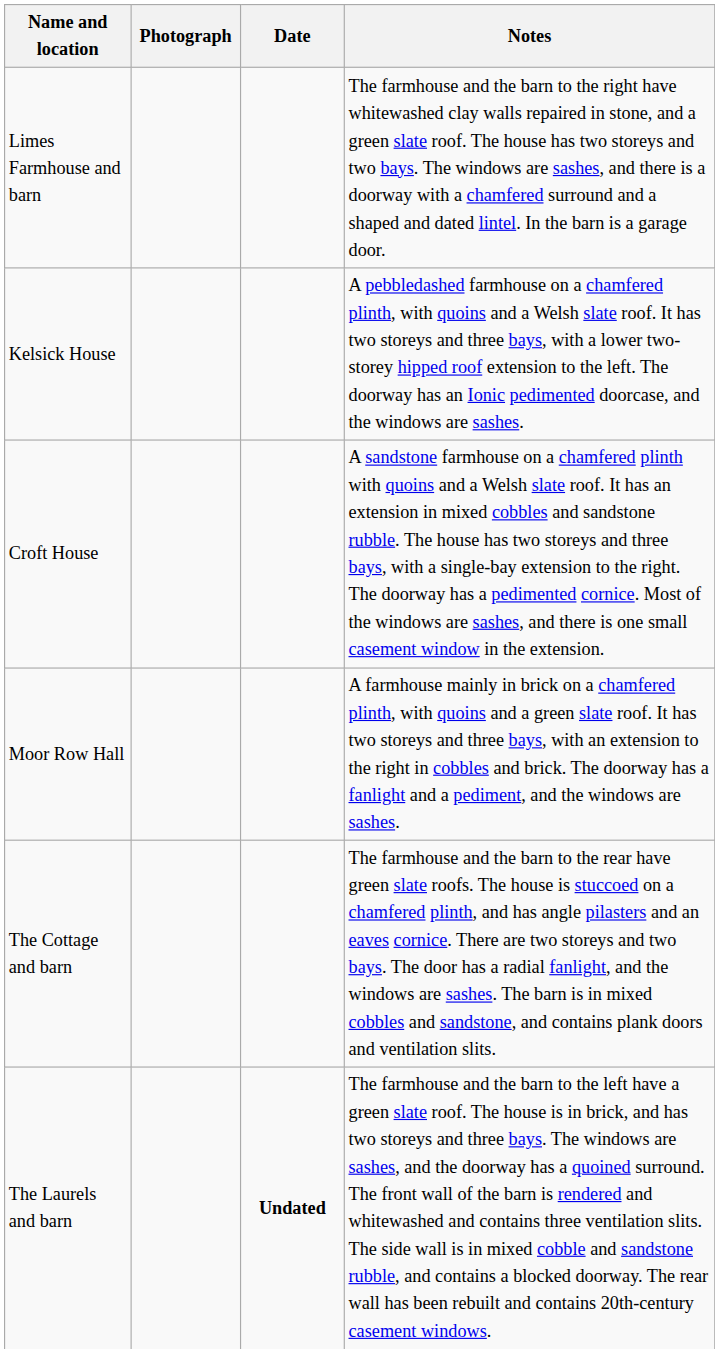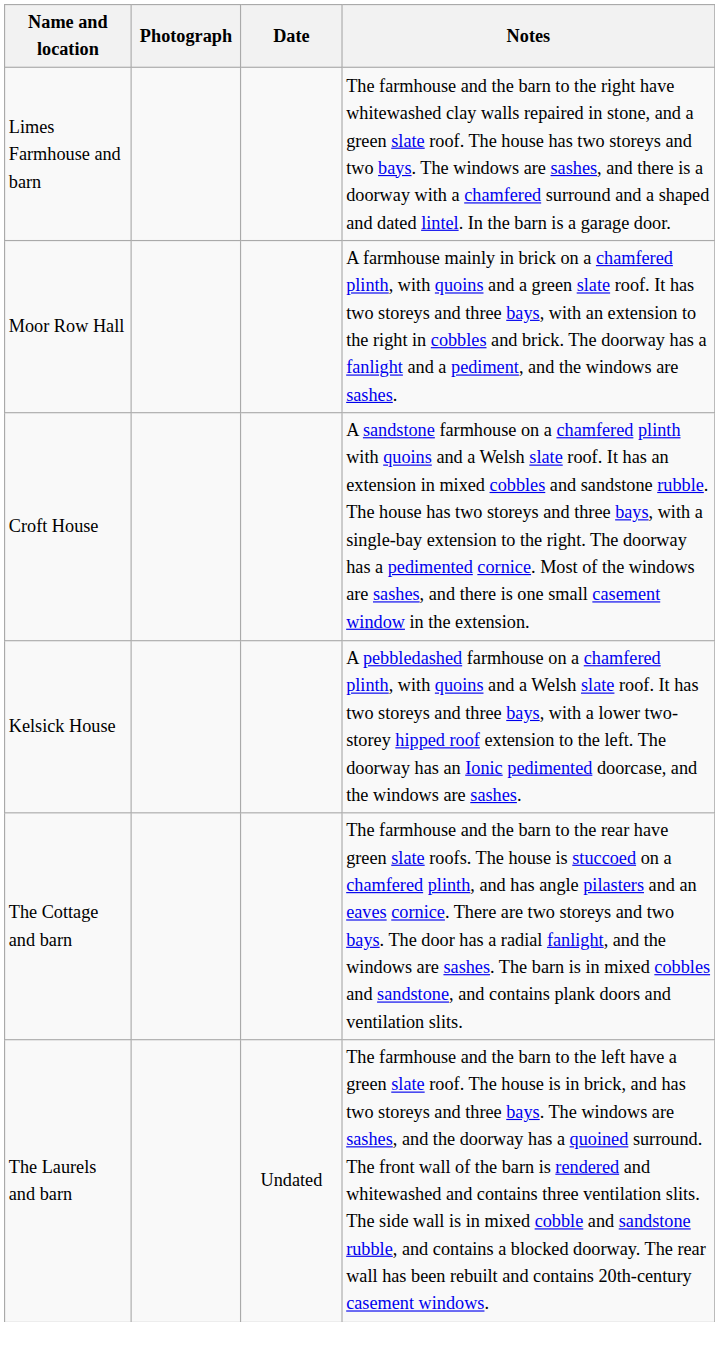rows swapped: (62, 353) <-> (67, 753)
(292, 1208) bold -> (291, 1180) normal
